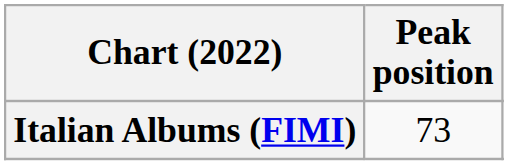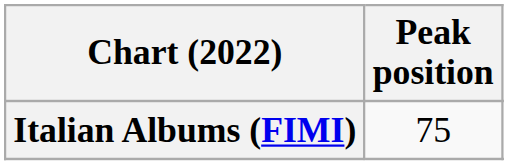(433, 129) 73 -> (433, 129) 75
